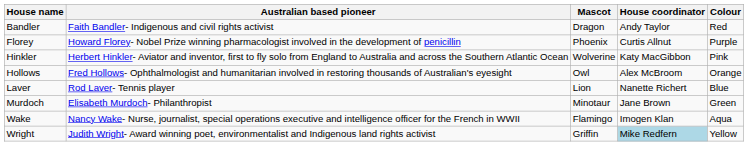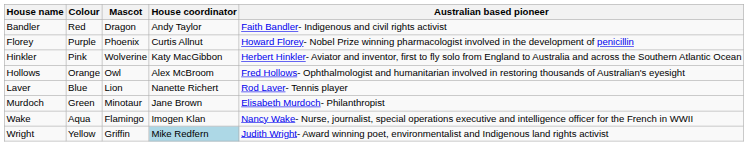columns swapped: (726, 12) <-> (318, 12)
